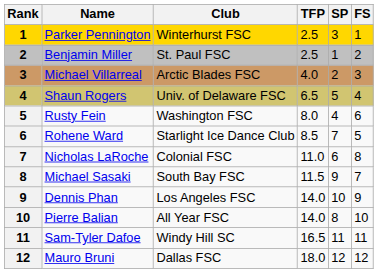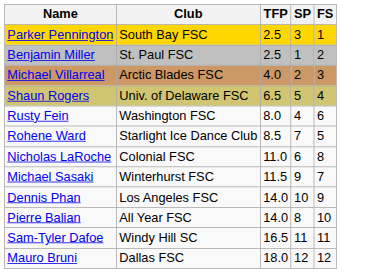- column: (23, 14)
(204, 34) Winterhurst FSC -> (163, 34) South Bay FSC
(201, 177) South Bay FSC -> (167, 177) Winterhurst FSC
